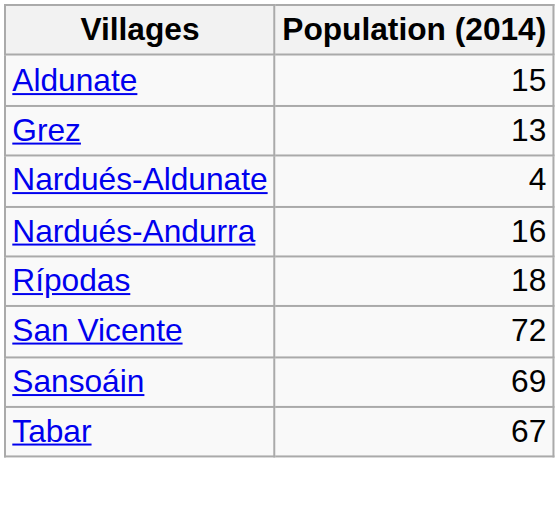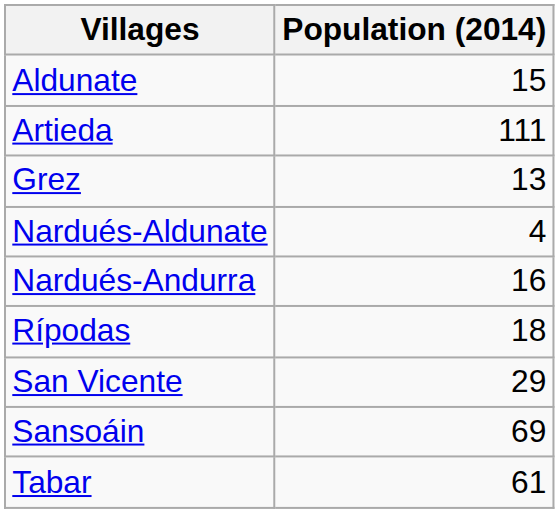+ row: (62, 130)
(529, 331) 72 -> (529, 381) 29
(529, 431) 67 -> (529, 481) 61
